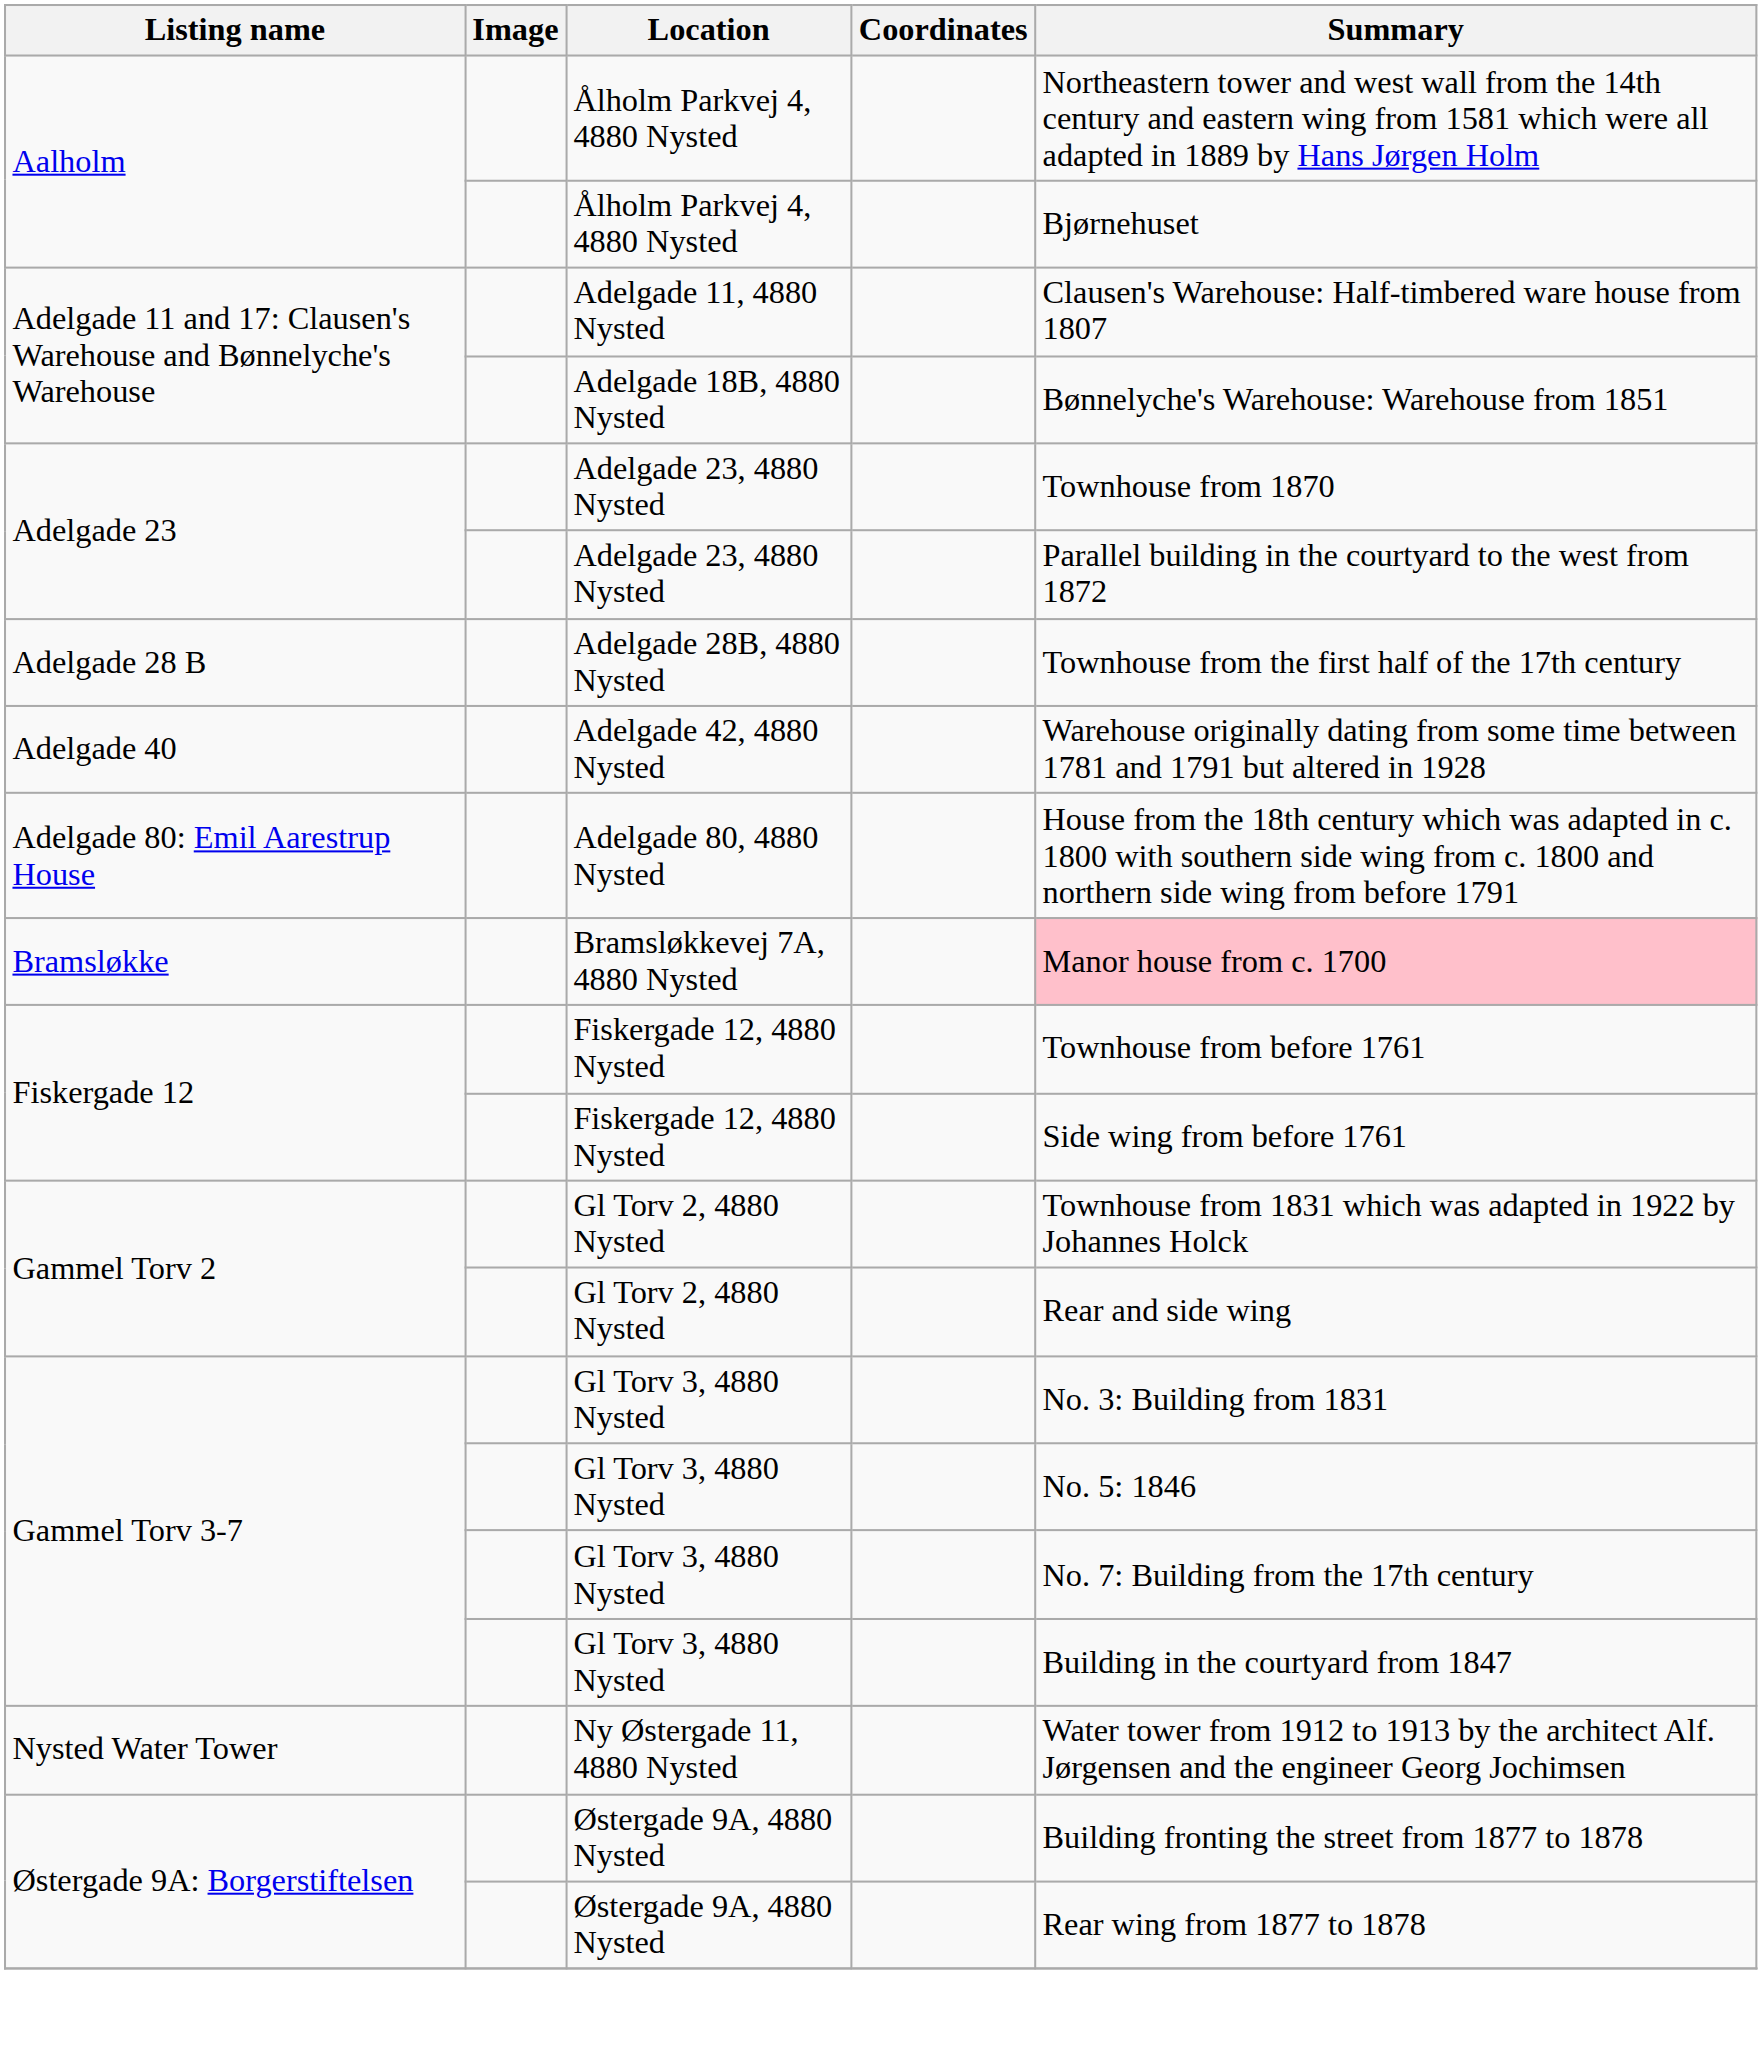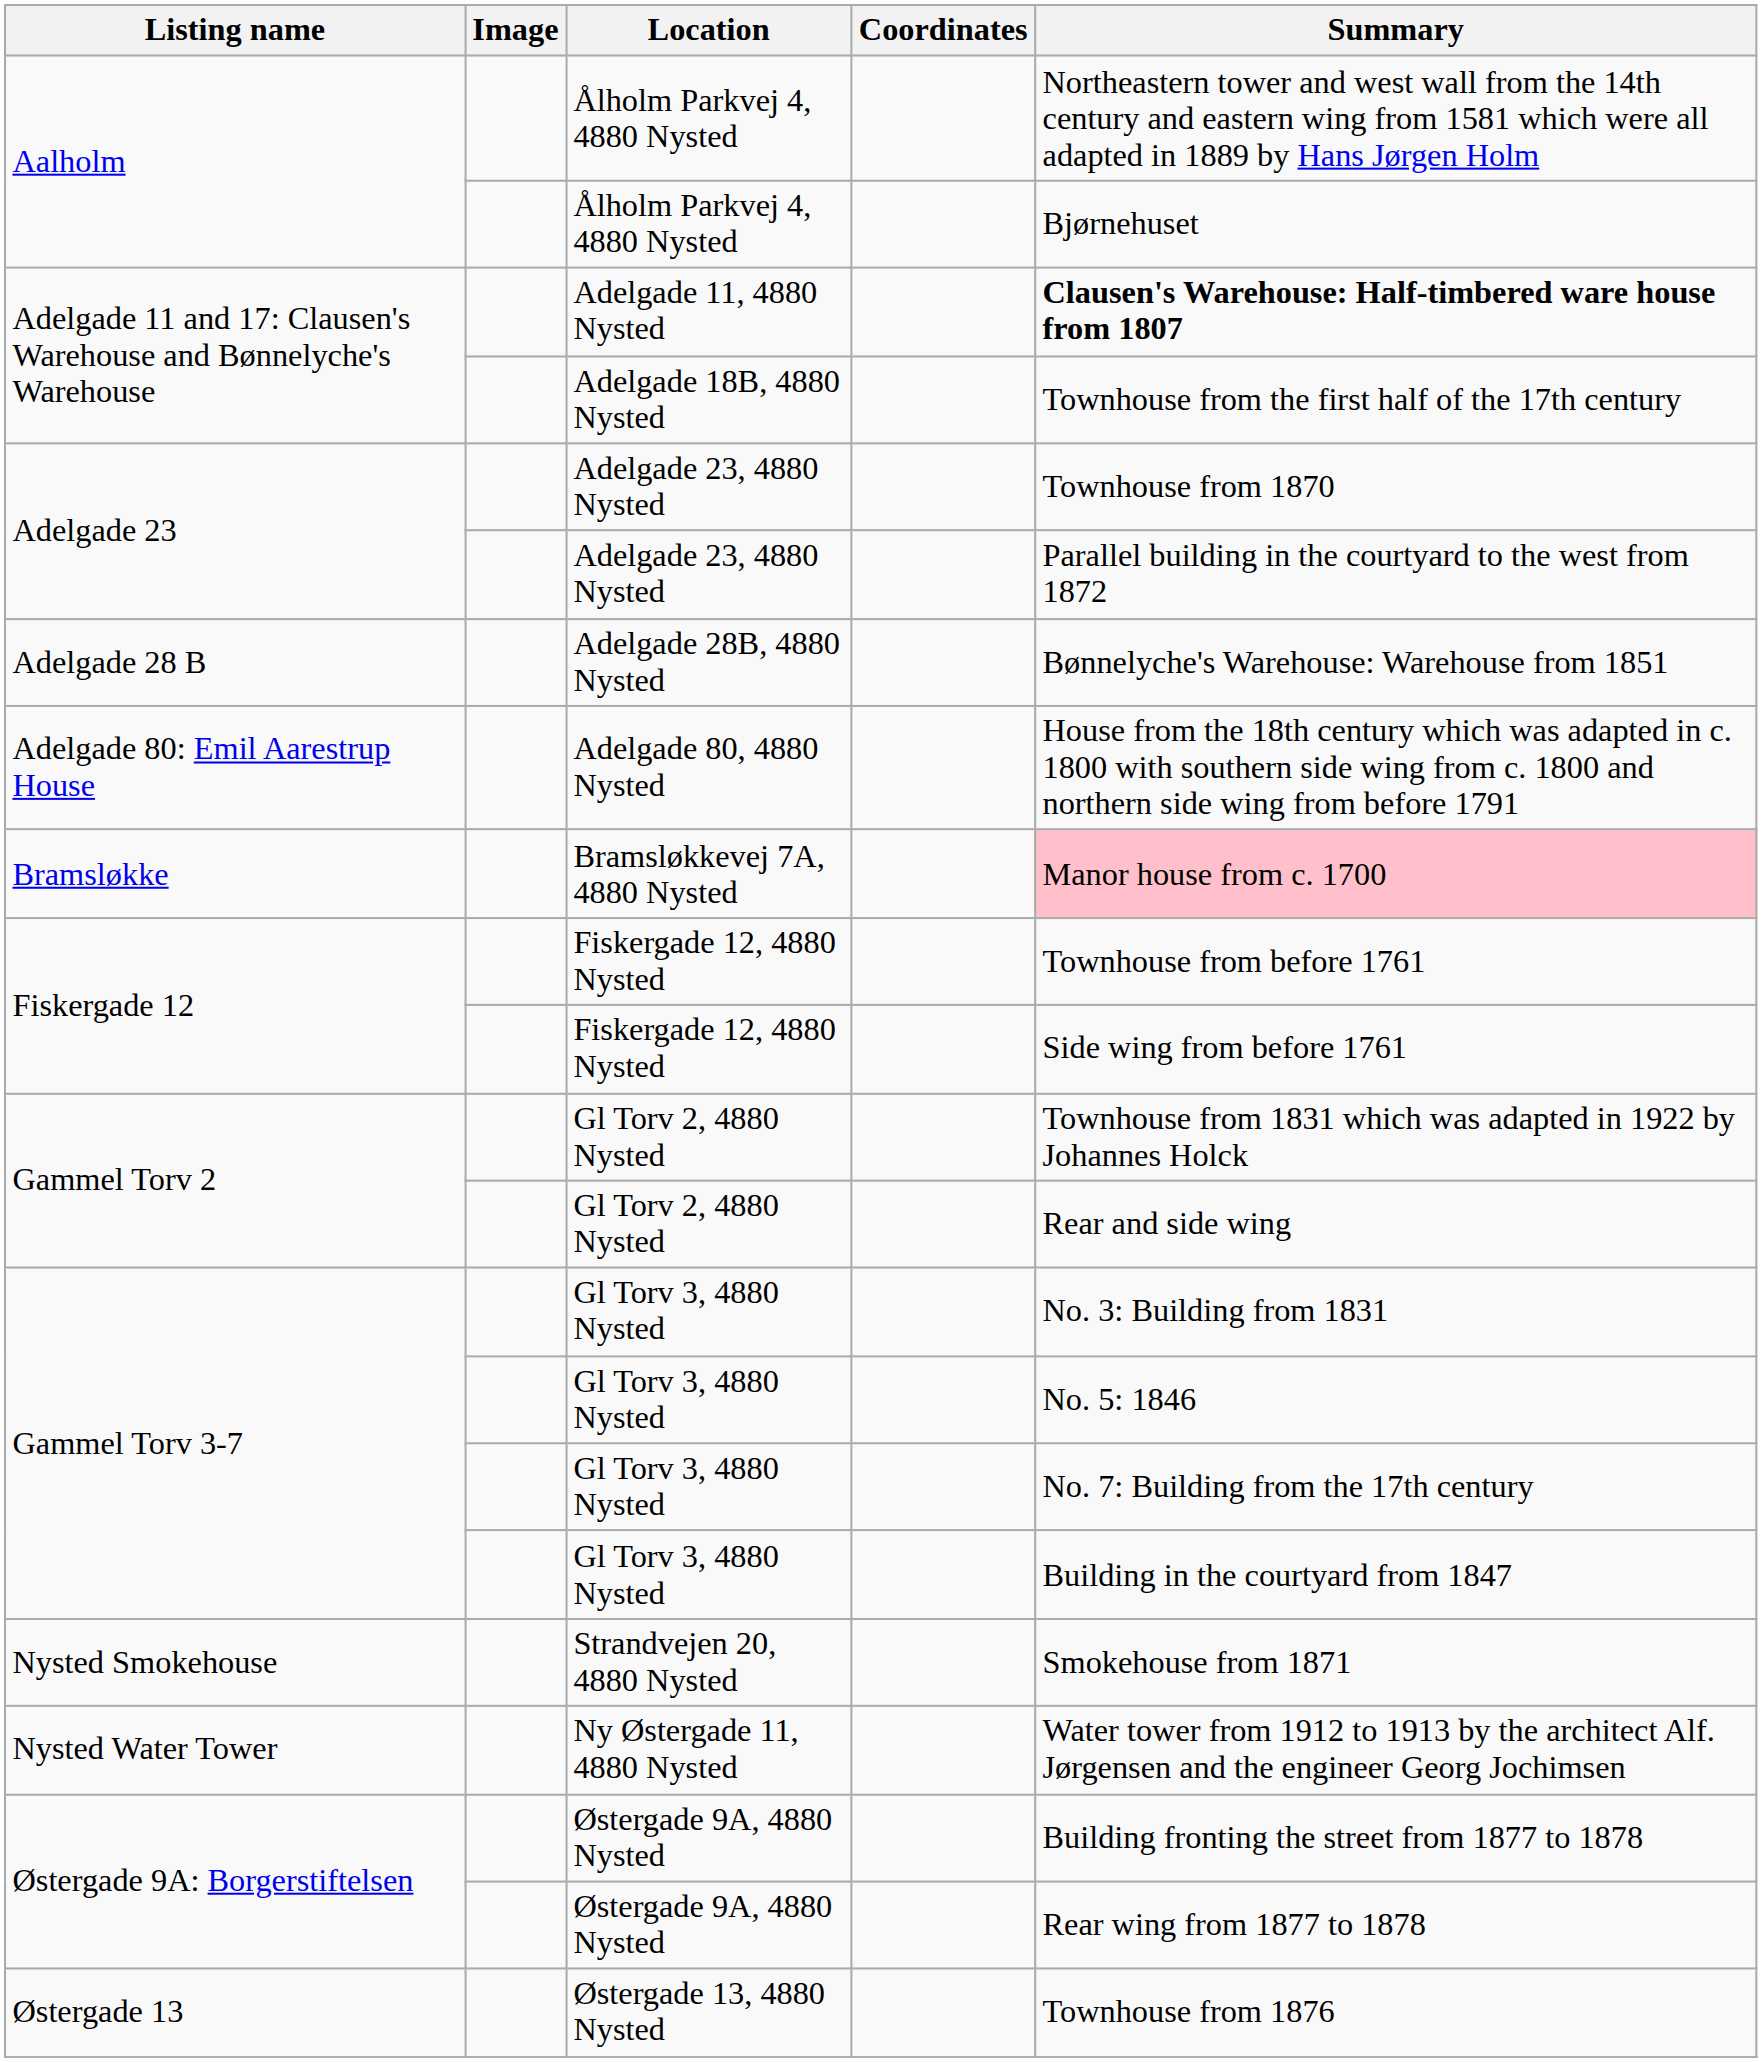(1392, 311) normal -> (1379, 311) bold
(1355, 398) Bønnelyche's Warehouse: Warehouse from 1851 -> (1362, 398) Townhouse from the first half of the 17th century
(1362, 661) Townhouse from the first half of the 17th century -> (1355, 661) Bønnelyche's Warehouse: Warehouse from 1851
- row: (95, 749)
+ row: (145, 1661)
+ row: (98, 2012)
